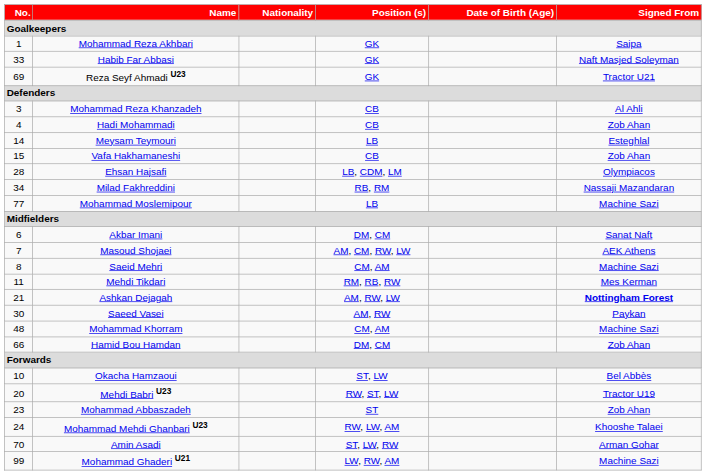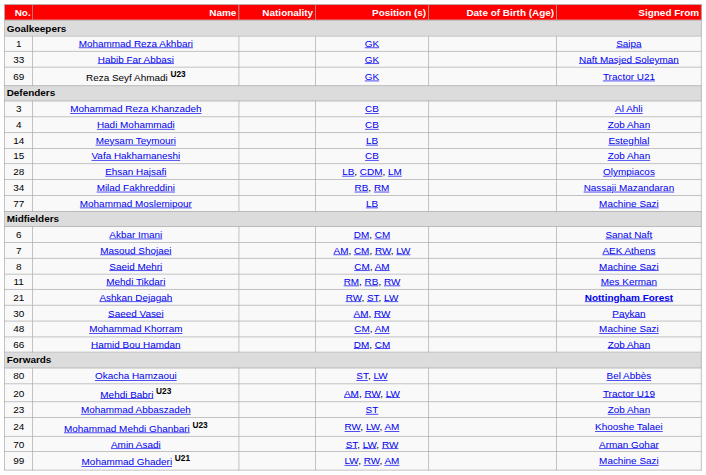(372, 298) AM, RW, LW -> (372, 298) RW, ST, LW
(19, 376) 10 -> (19, 376) 80
(372, 393) RW, ST, LW -> (372, 393) AM, RW, LW
